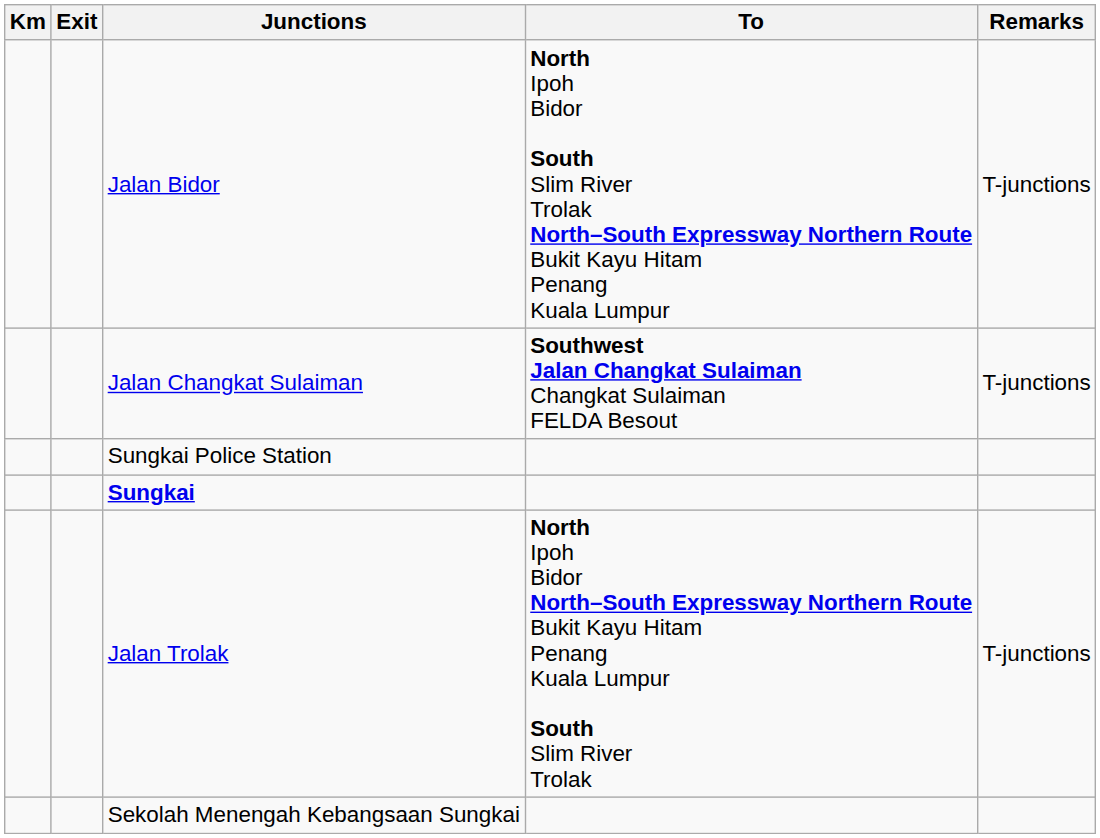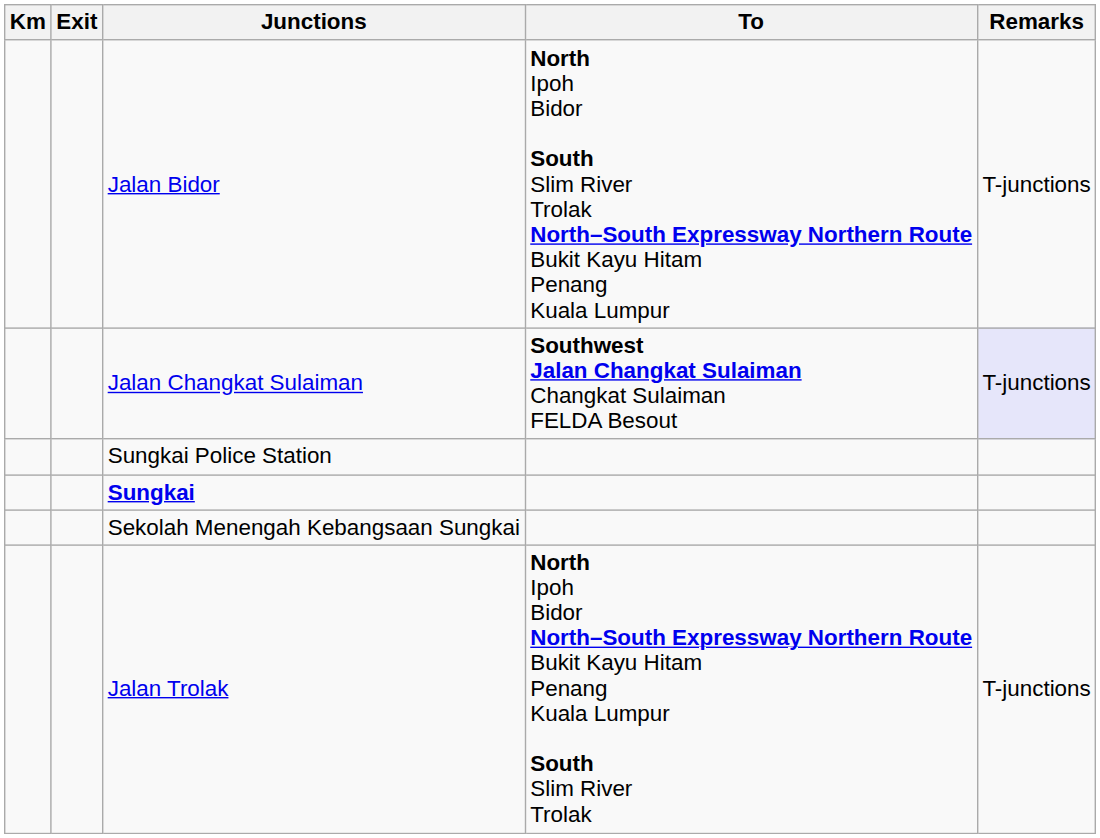(1037, 383) no background -> (1037, 383) lavender background
rows swapped: (314, 815) <-> (168, 653)
